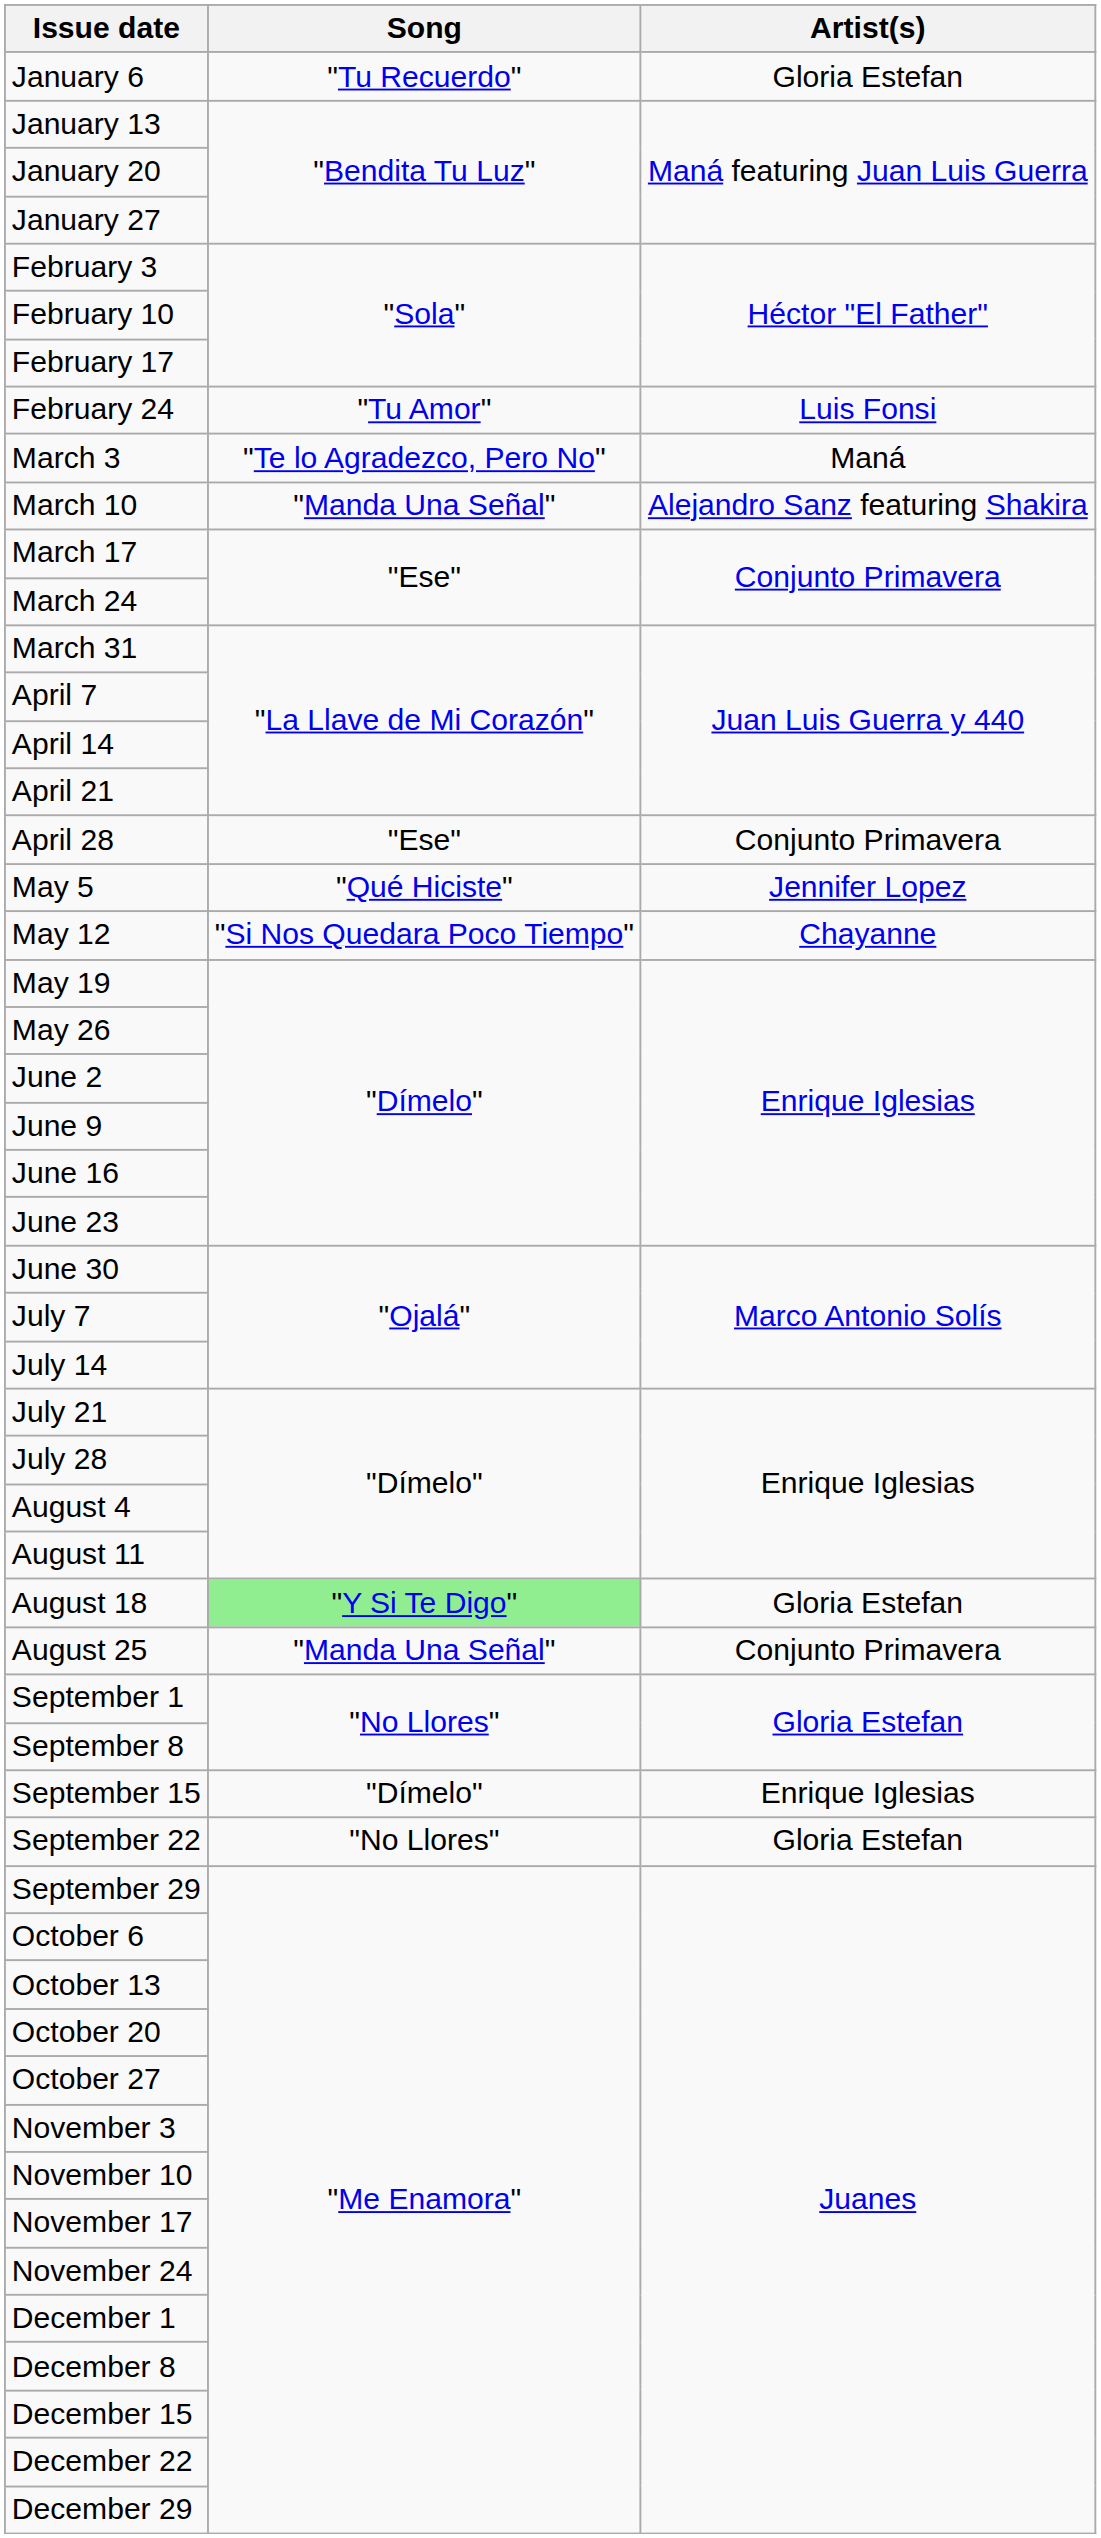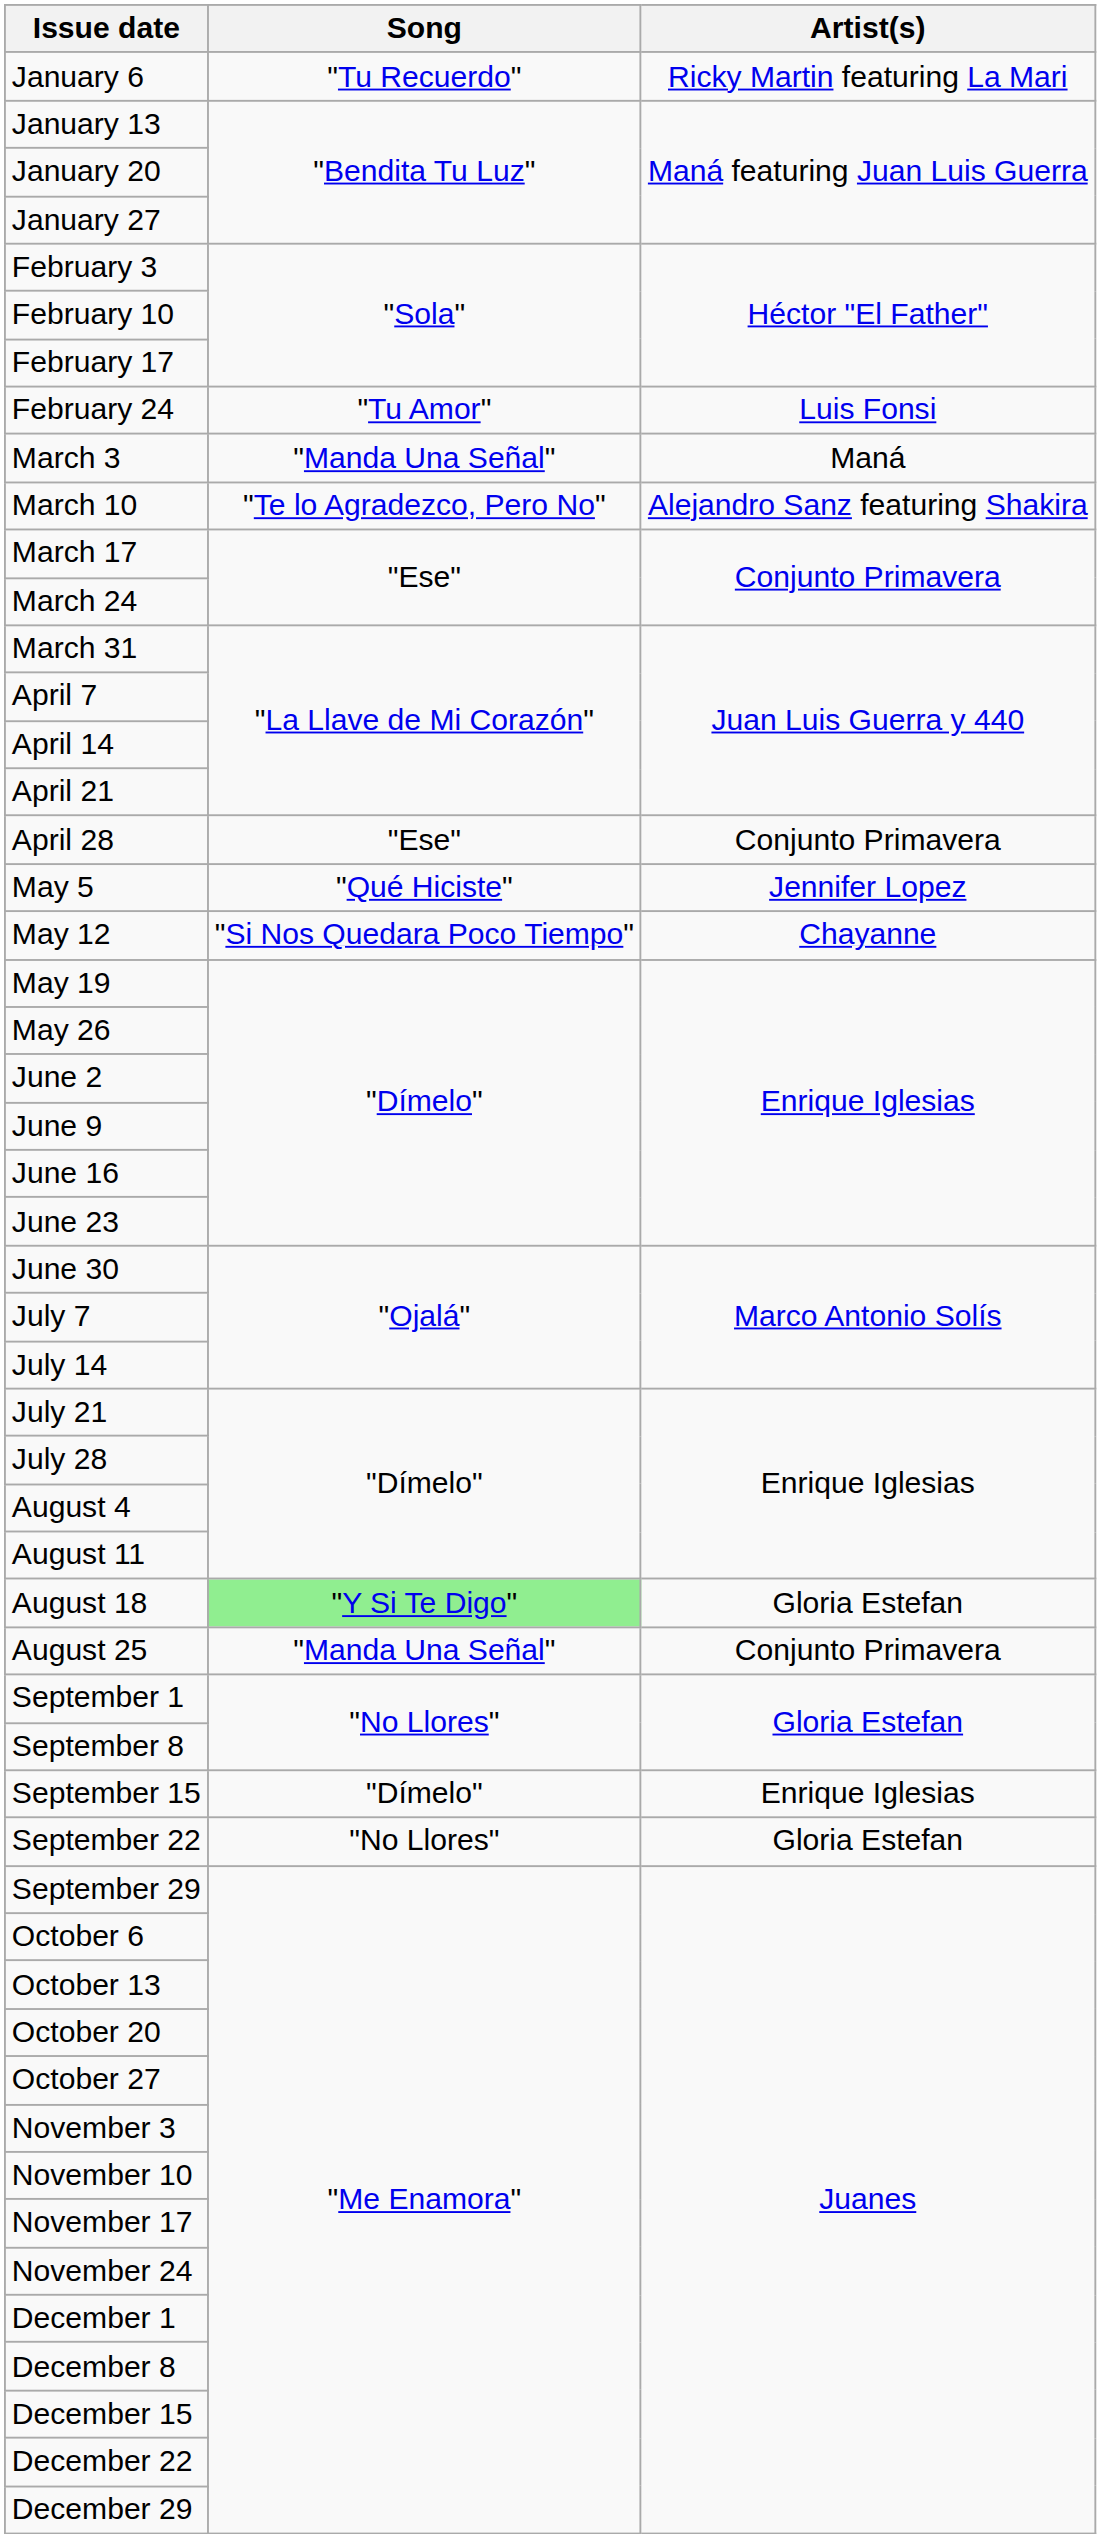(868, 76) Gloria Estefan -> (868, 76) Ricky Martin featuring La Mari
(424, 457) "Te lo Agradezco, Pero No" -> (424, 457) "Manda Una Señal"
(424, 505) "Manda Una Señal" -> (424, 505) "Te lo Agradezco, Pero No"
